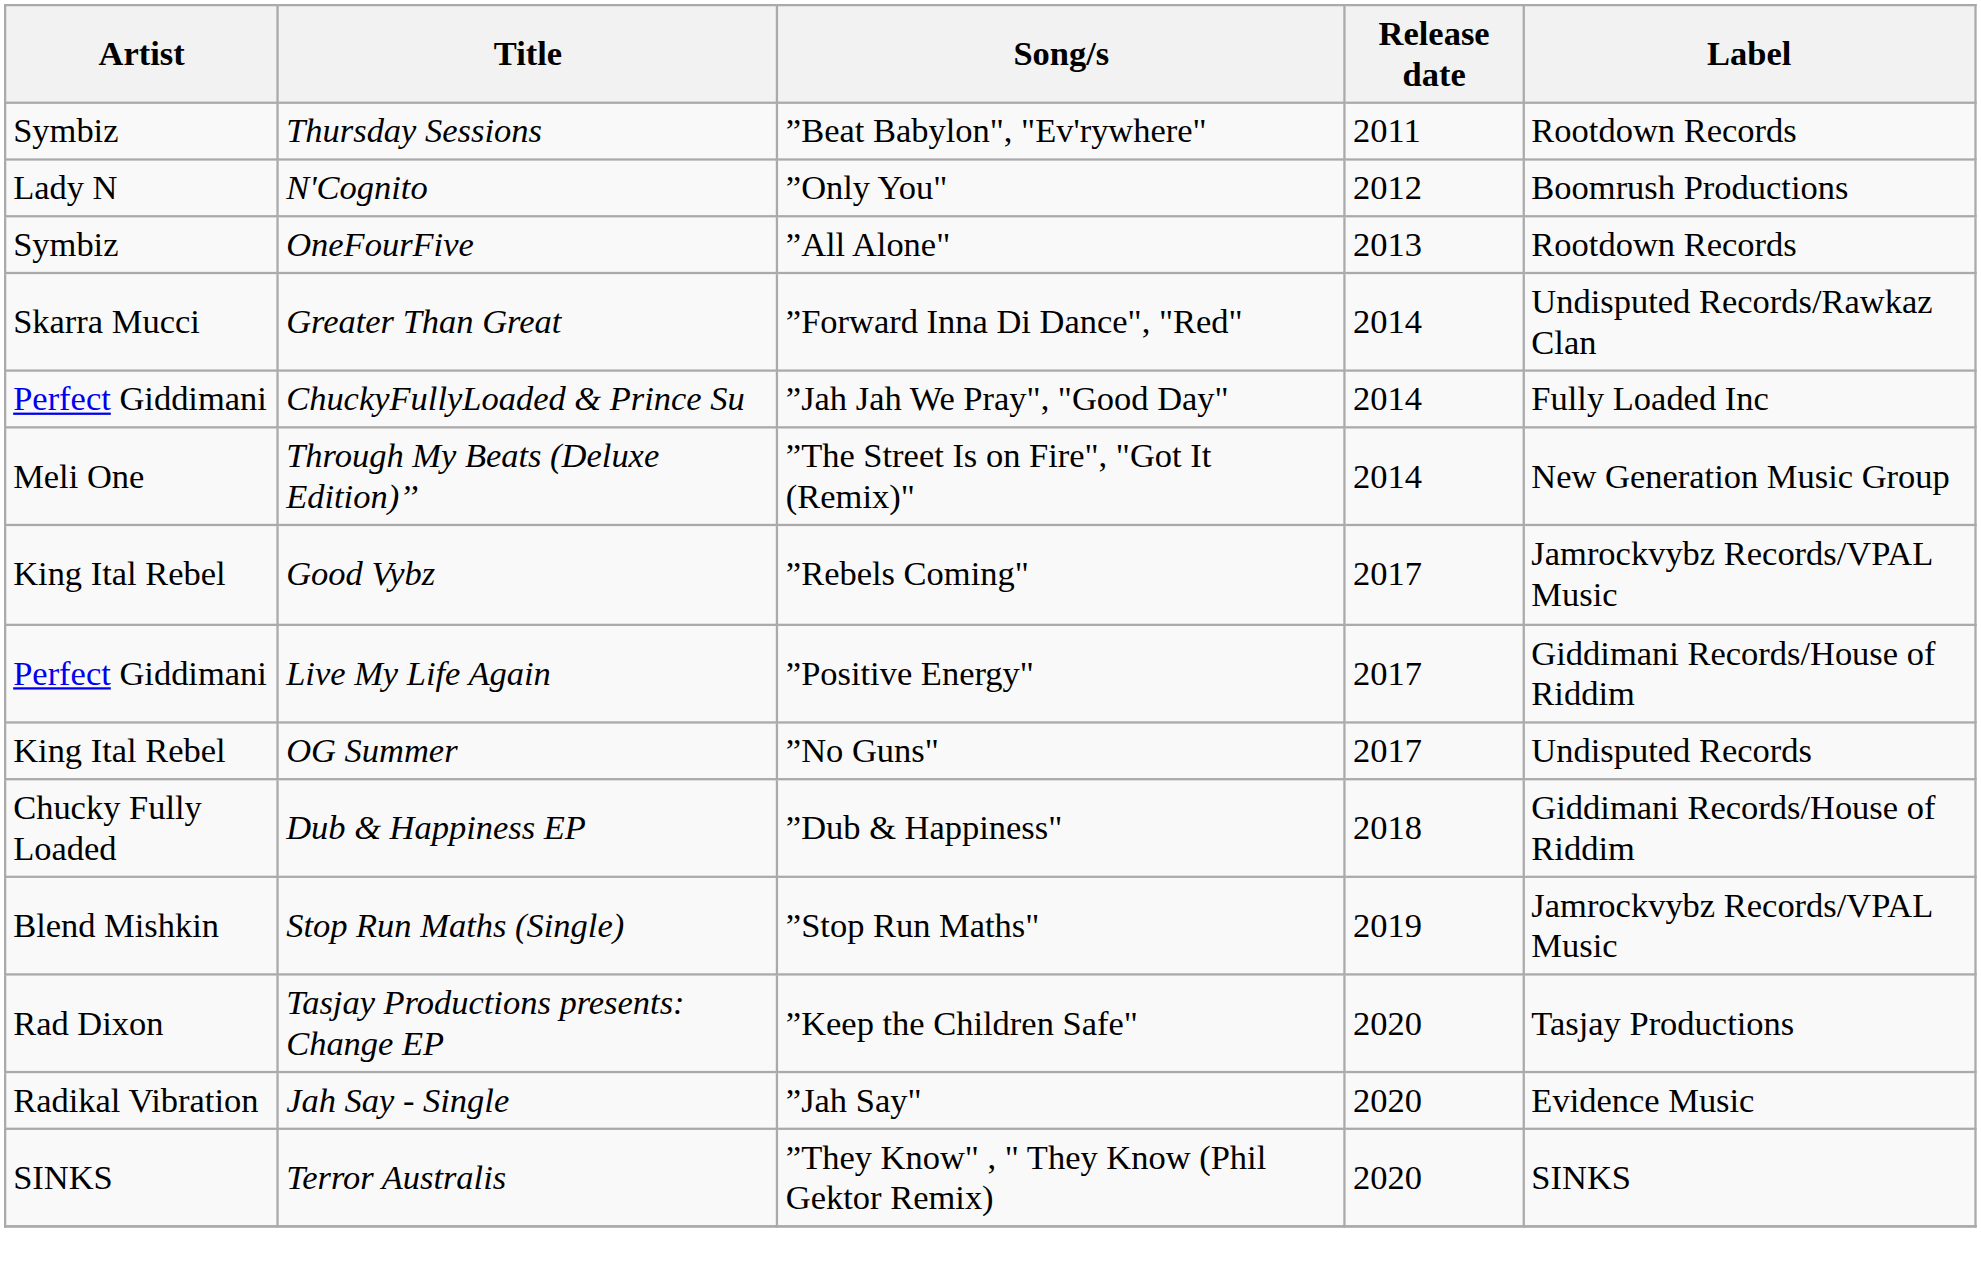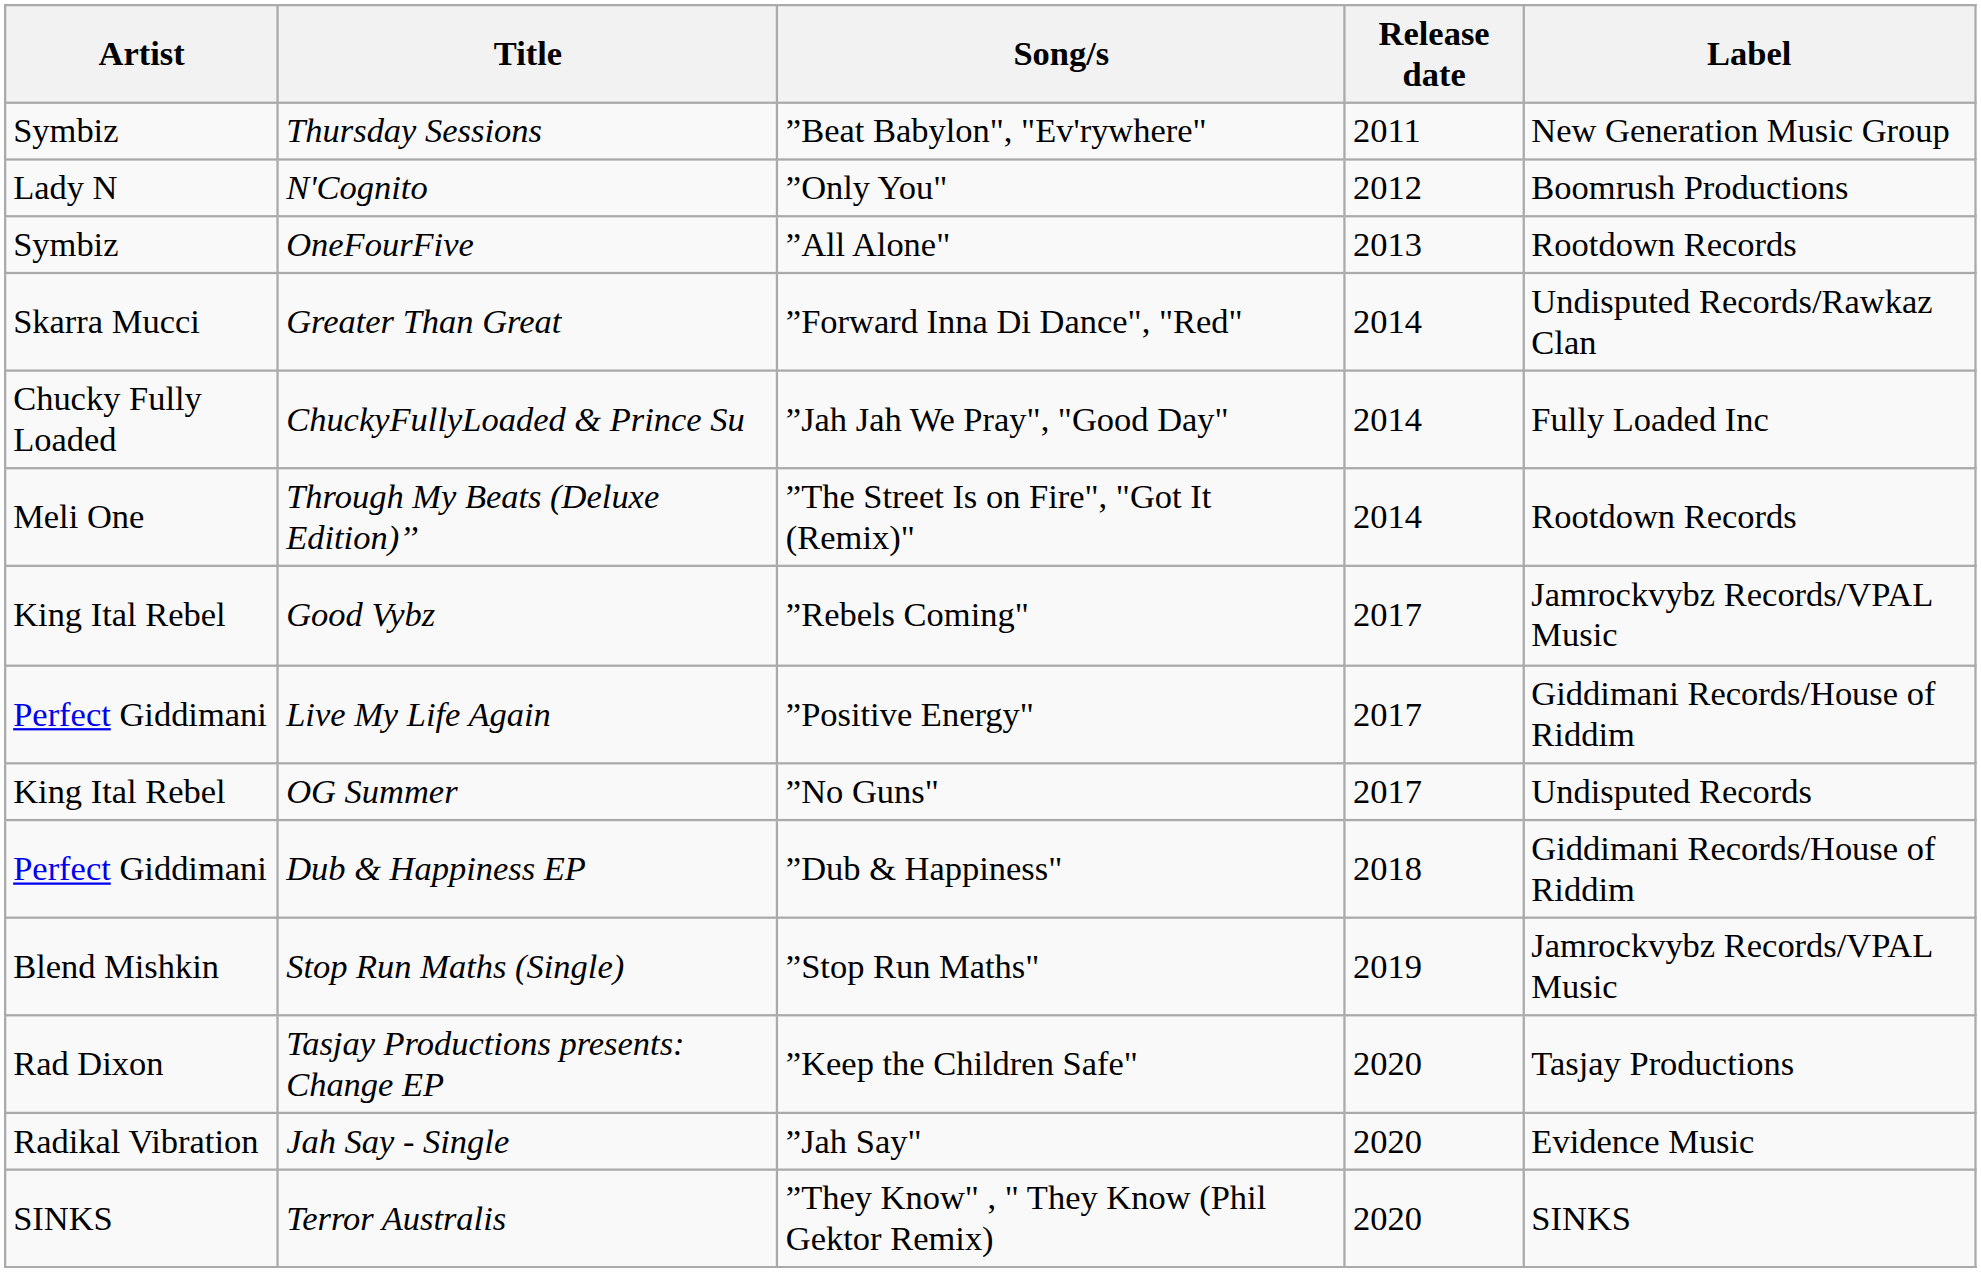(1664, 130) Rootdown Records -> (1741, 130) New Generation Music Group
(140, 399) Perfect Giddimani -> (107, 419) Chucky Fully Loaded
(1741, 476) New Generation Music Group -> (1664, 517) Rootdown Records
(107, 826) Chucky Fully Loaded -> (140, 867) Perfect Giddimani
